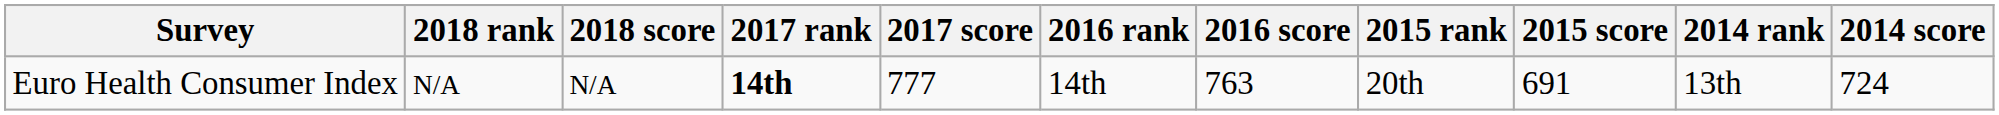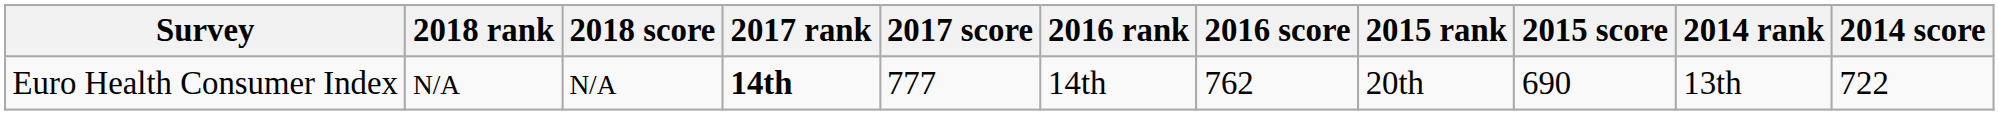(1229, 82) 763 -> (1229, 82) 762
(1547, 82) 691 -> (1547, 82) 690
(1864, 82) 724 -> (1864, 82) 722
